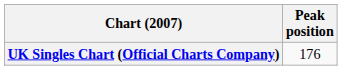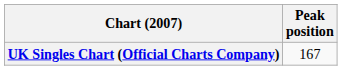(310, 53) 176 -> (310, 53) 167
